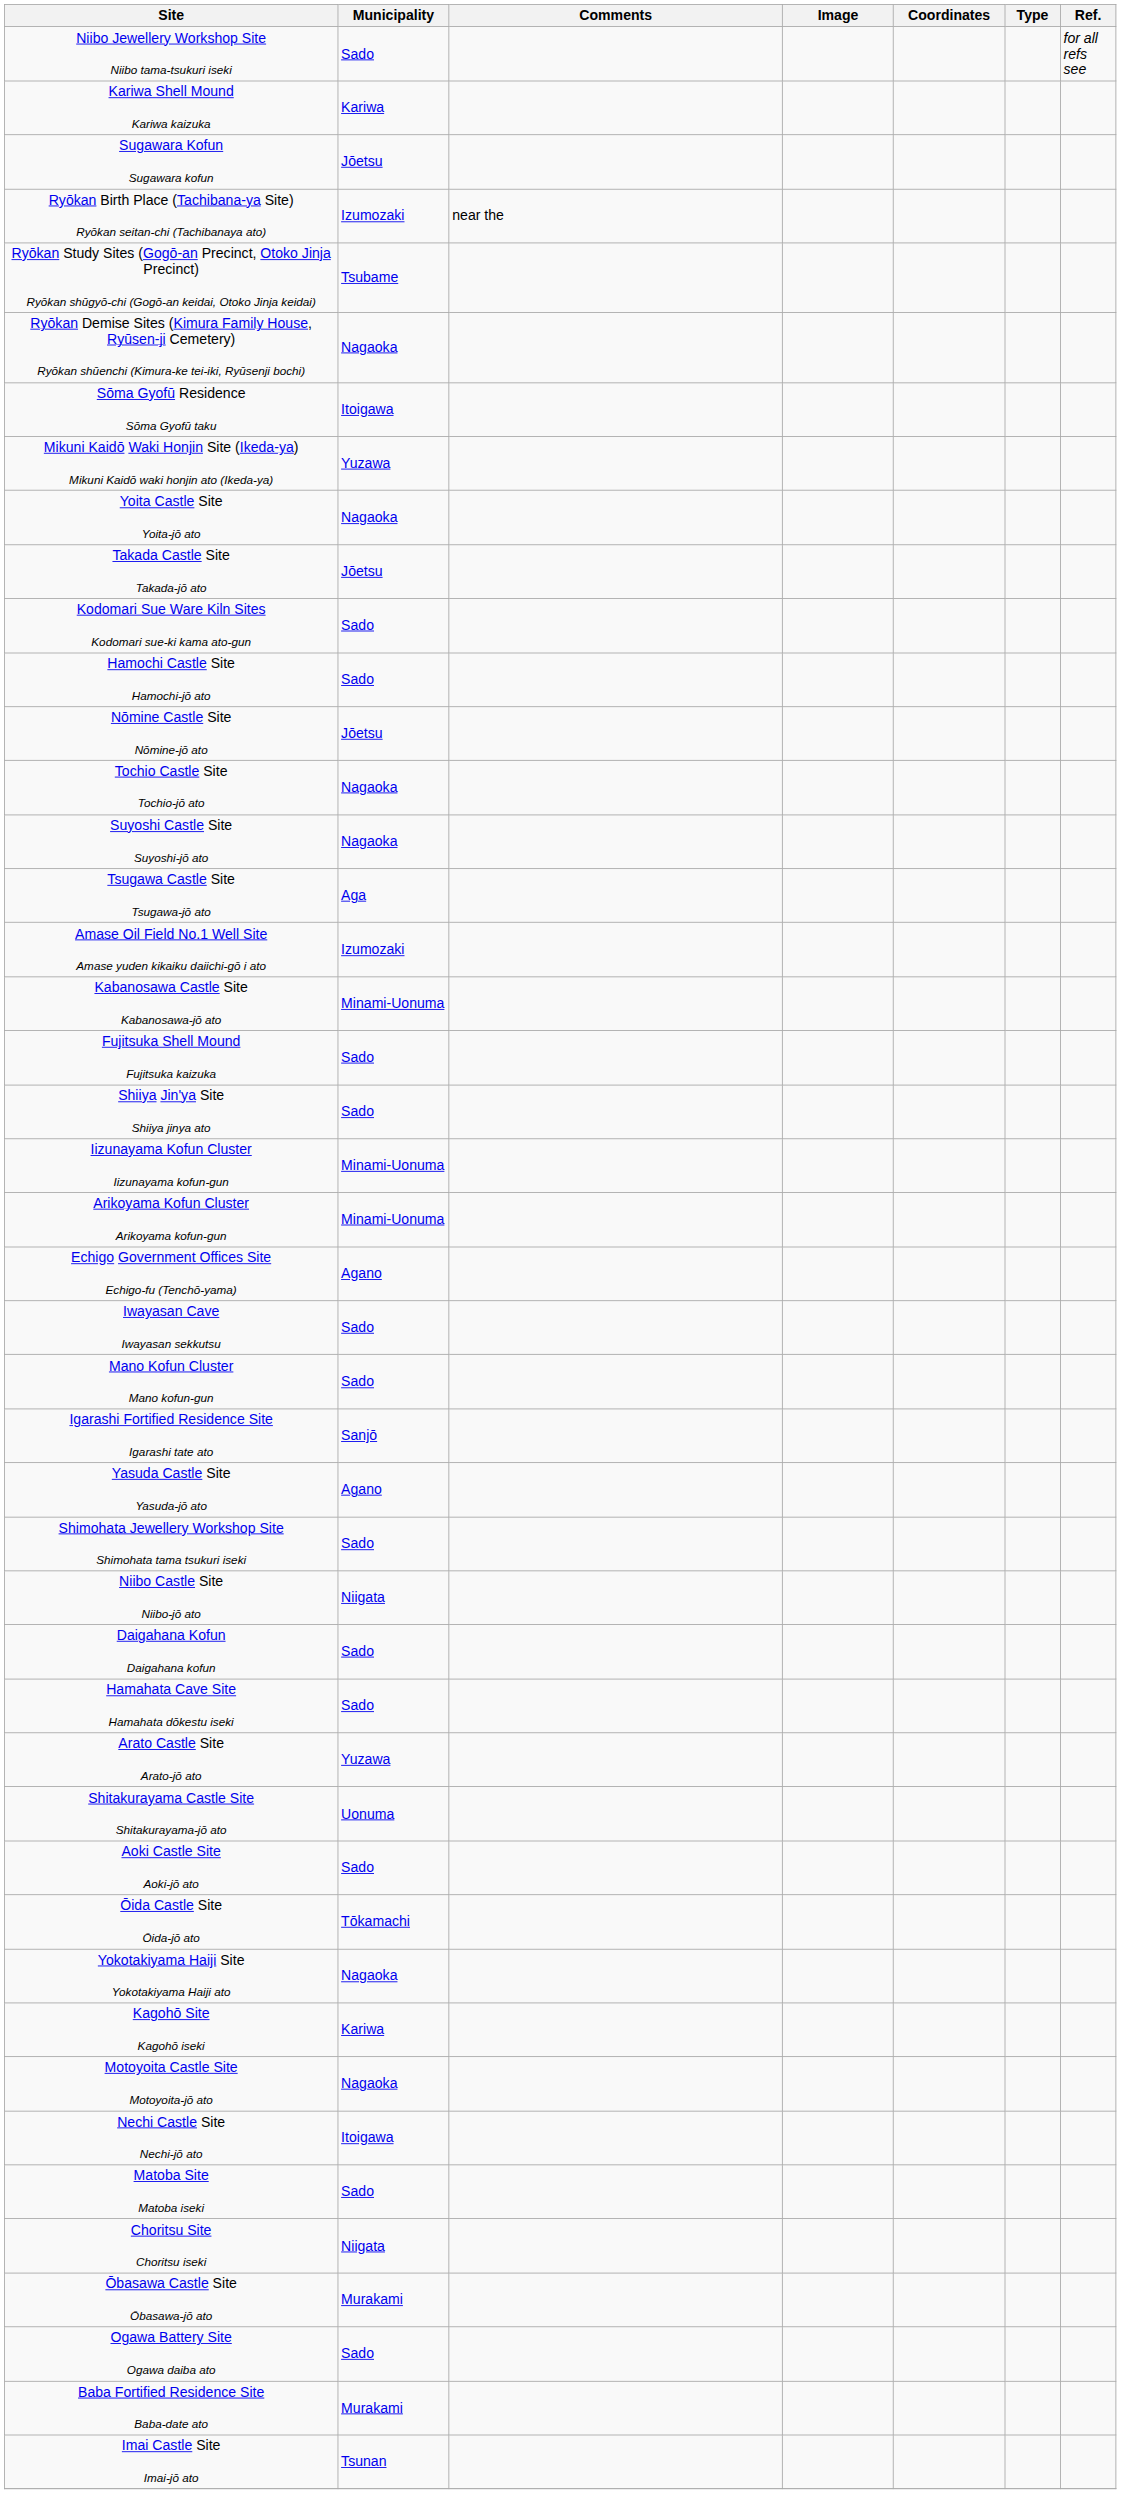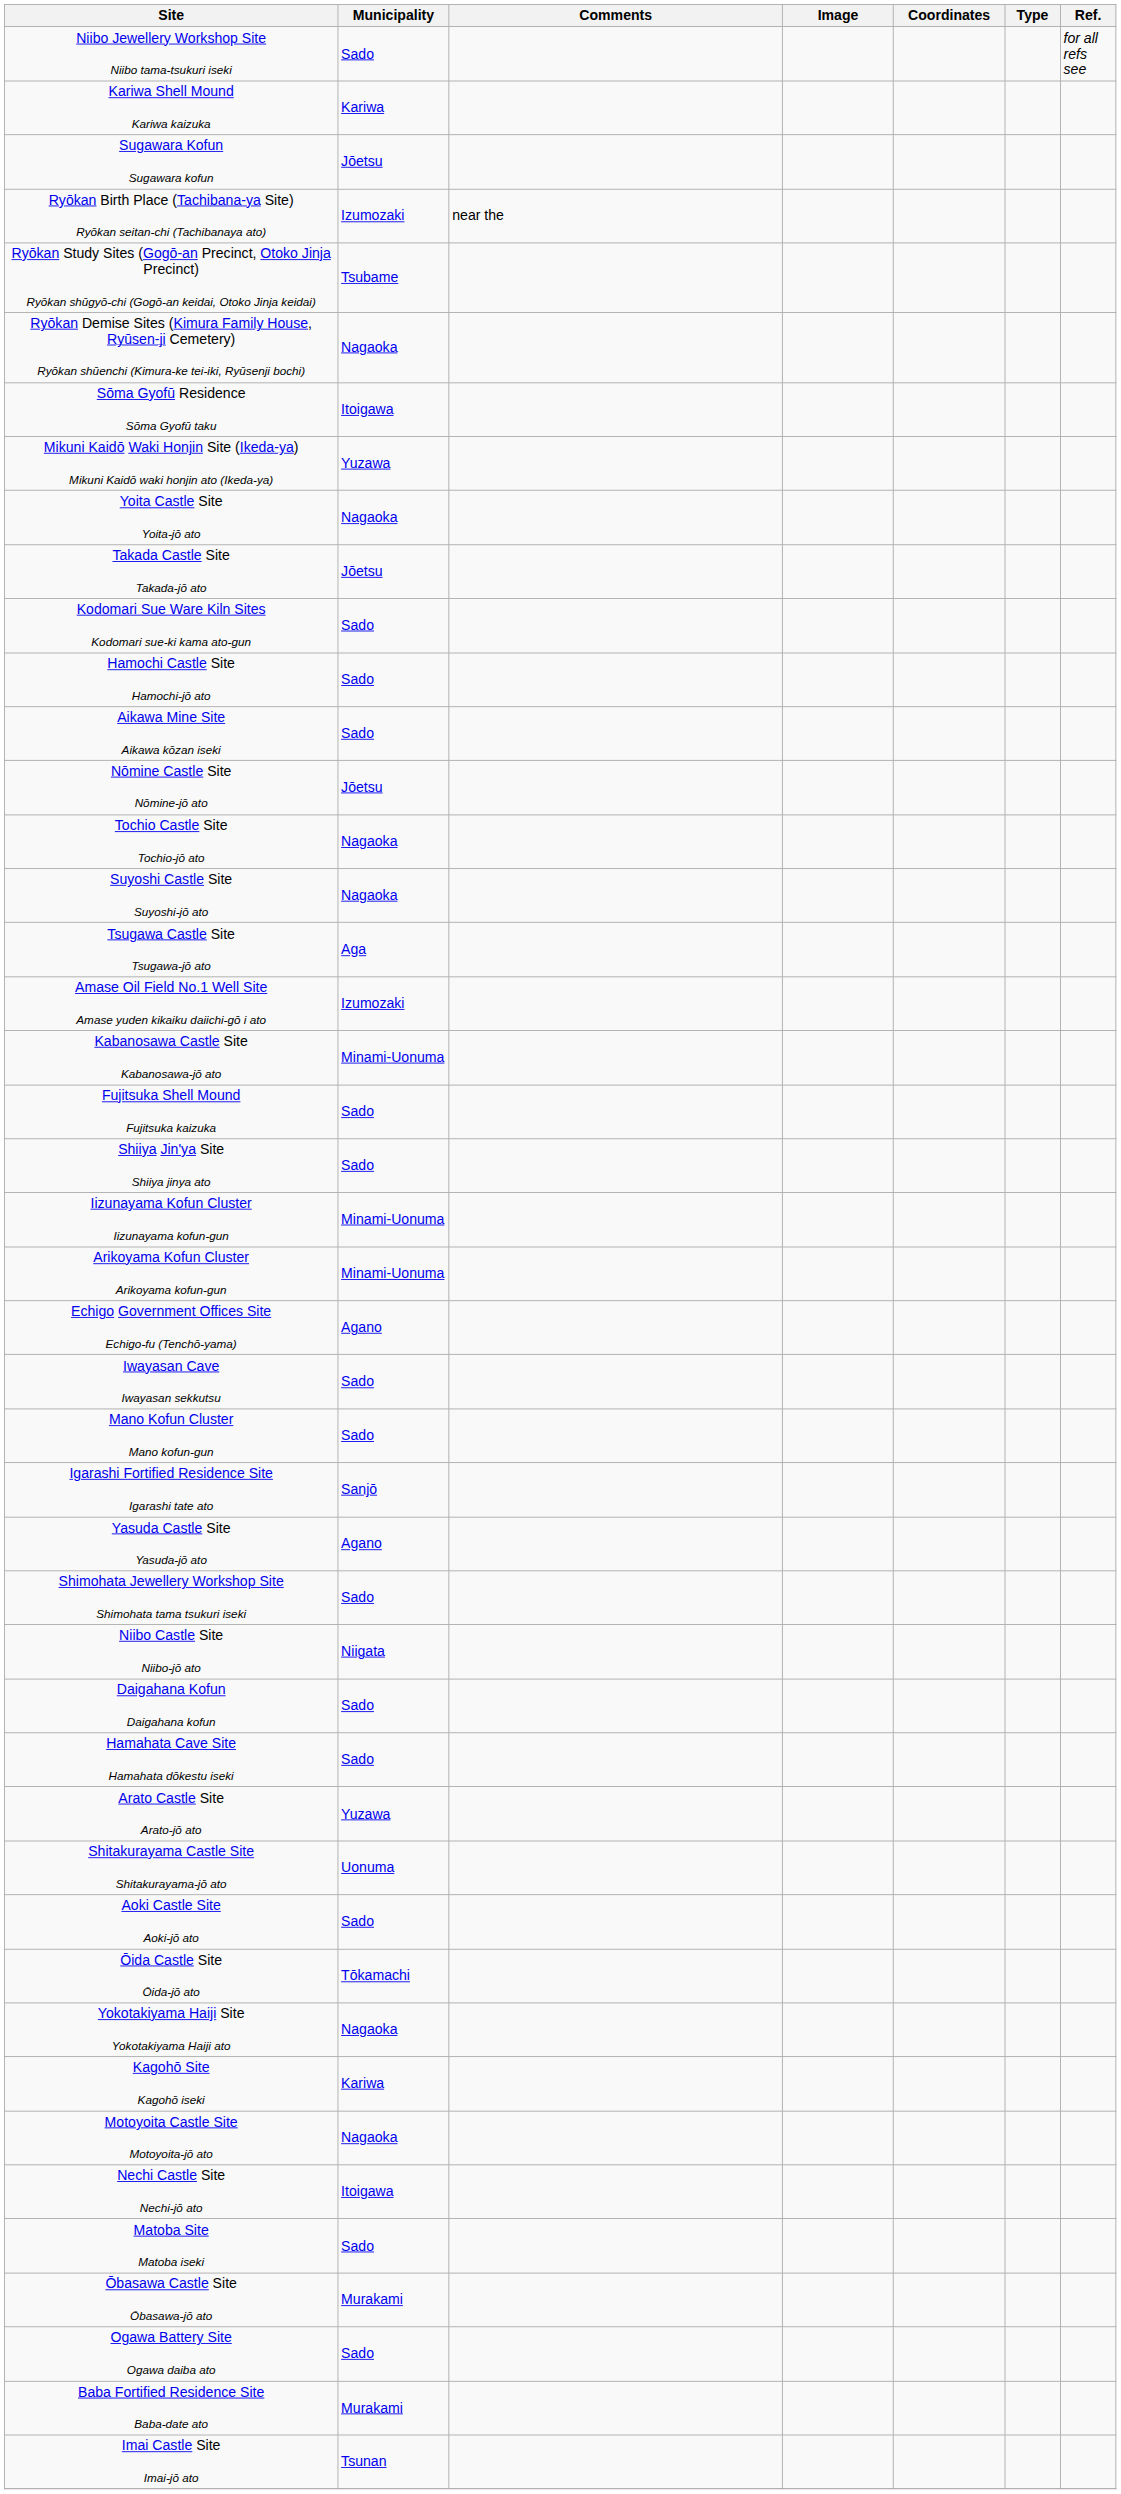+ row: (171, 733)
- row: (171, 2245)
